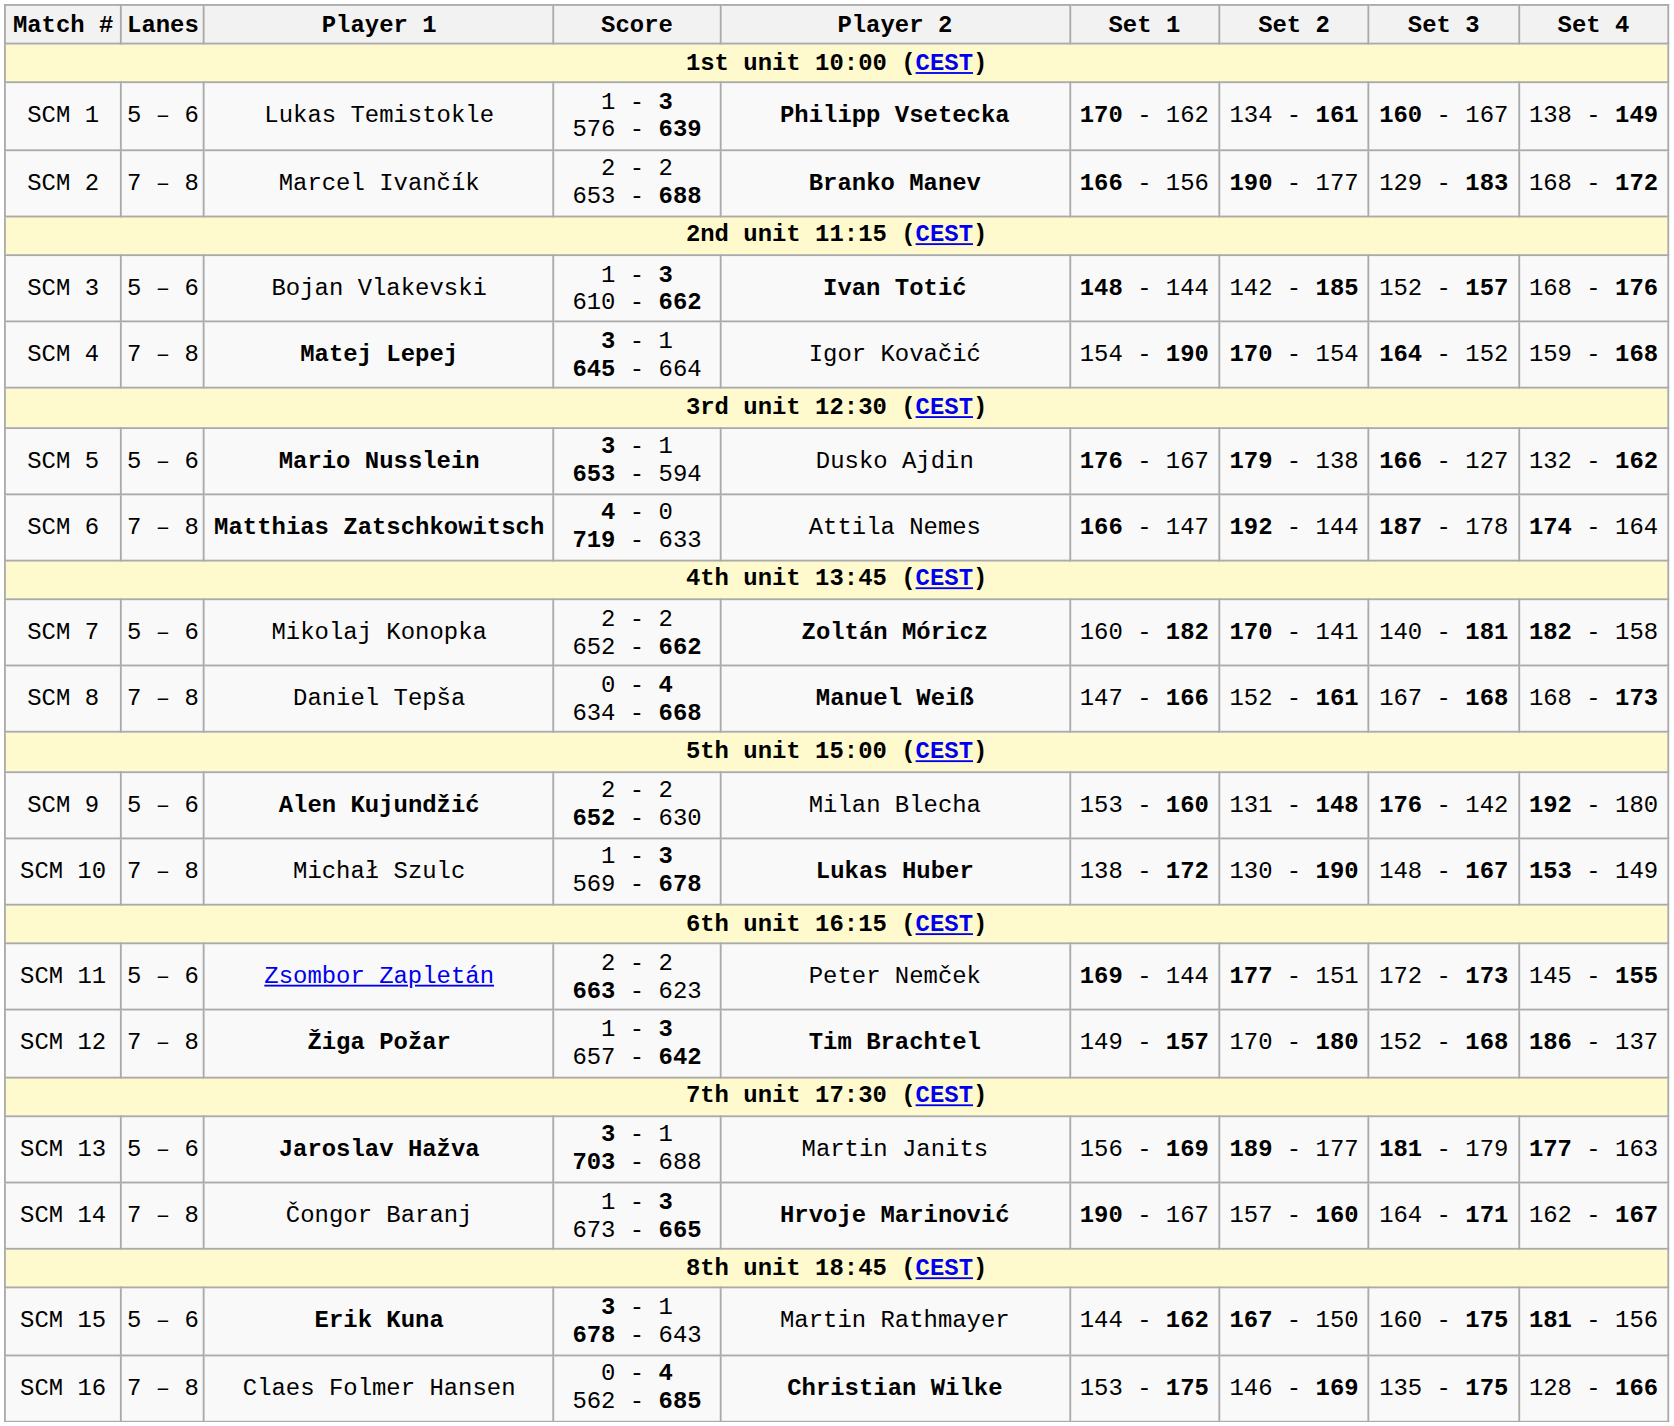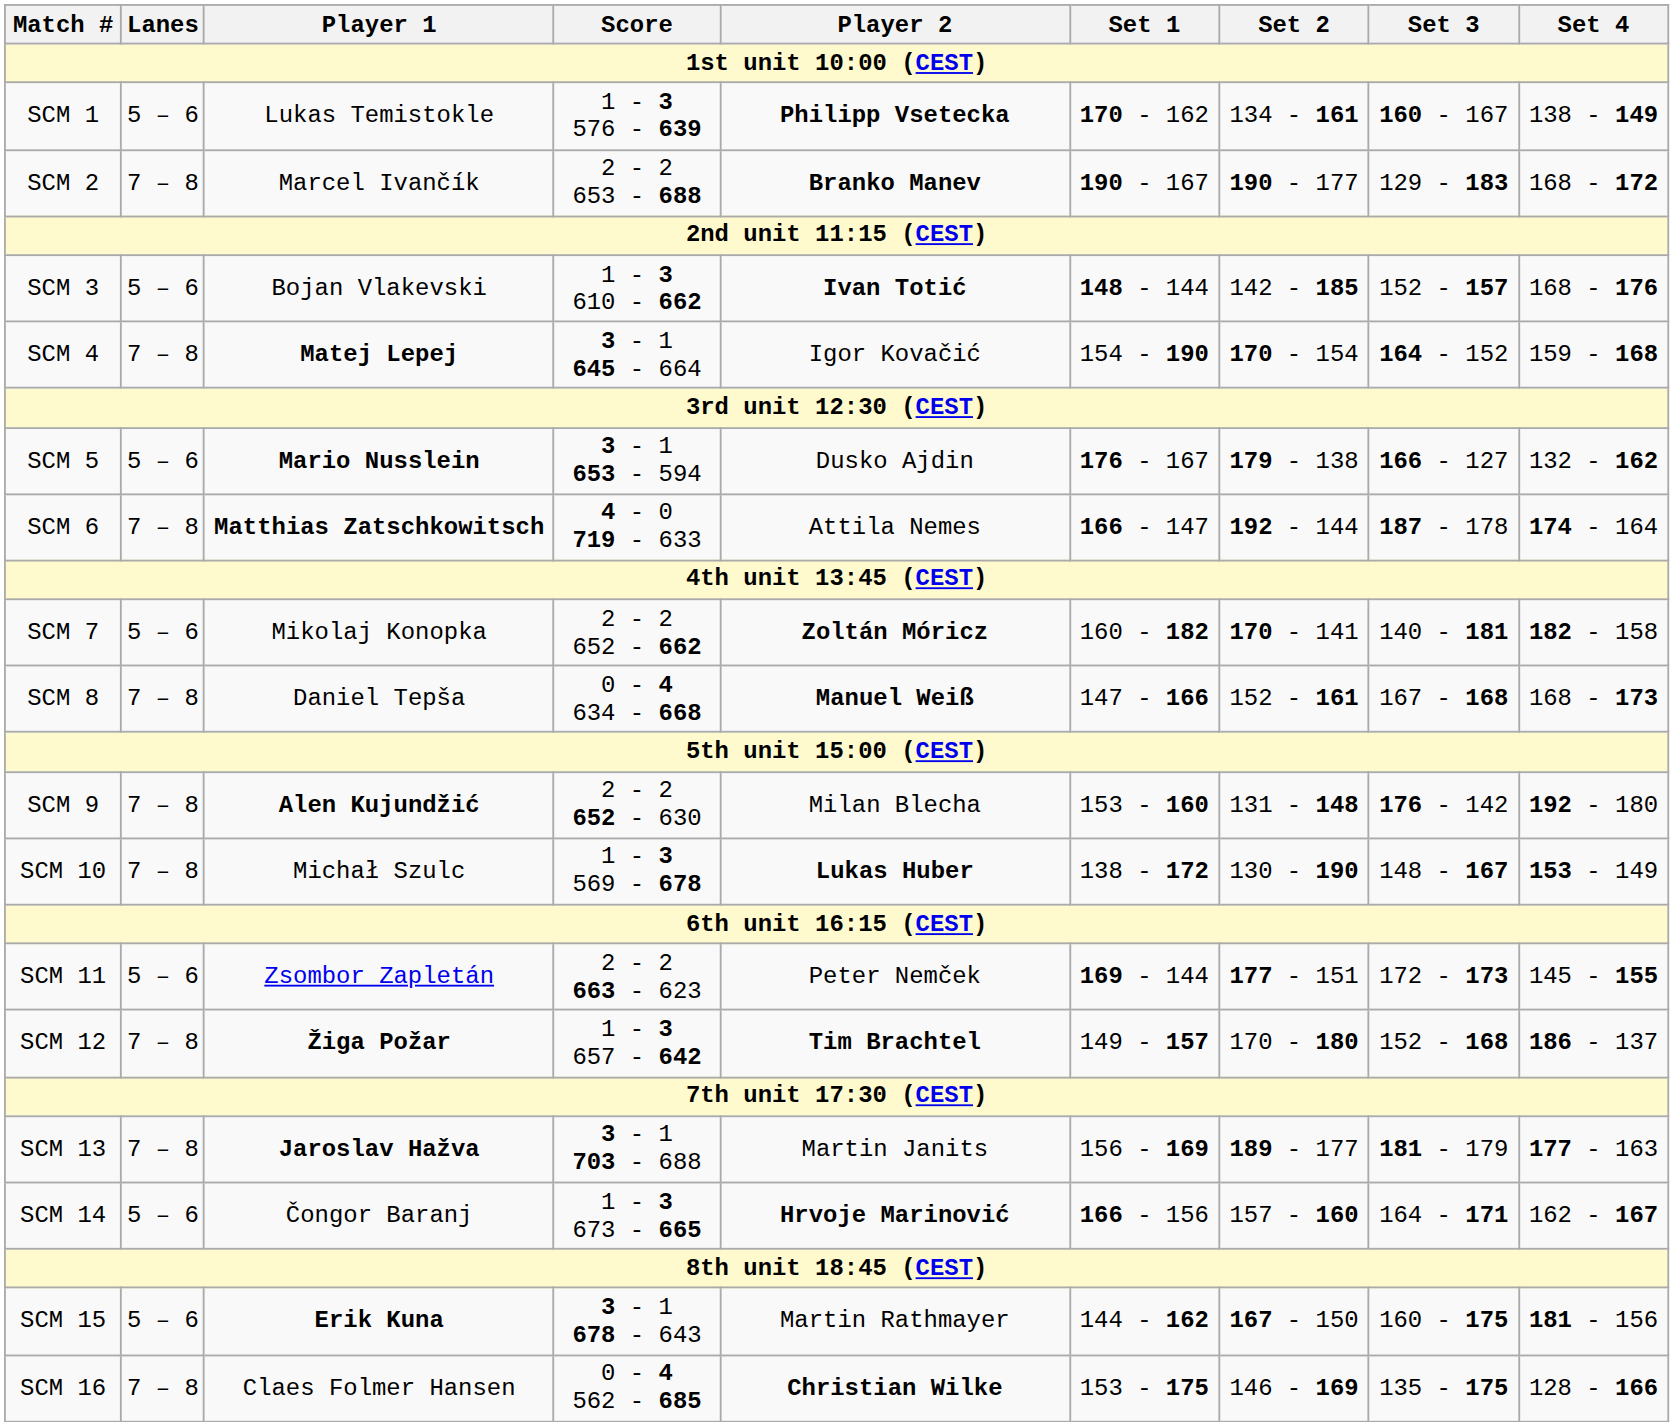(1144, 183) 166 - 156 -> (1144, 183) 190 - 167
(163, 805) 5 – 6 -> (163, 805) 7 – 8
(163, 1149) 5 – 6 -> (163, 1149) 7 – 8
(163, 1216) 7 – 8 -> (163, 1216) 5 – 6
(1144, 1216) 190 - 167 -> (1144, 1216) 166 - 156
